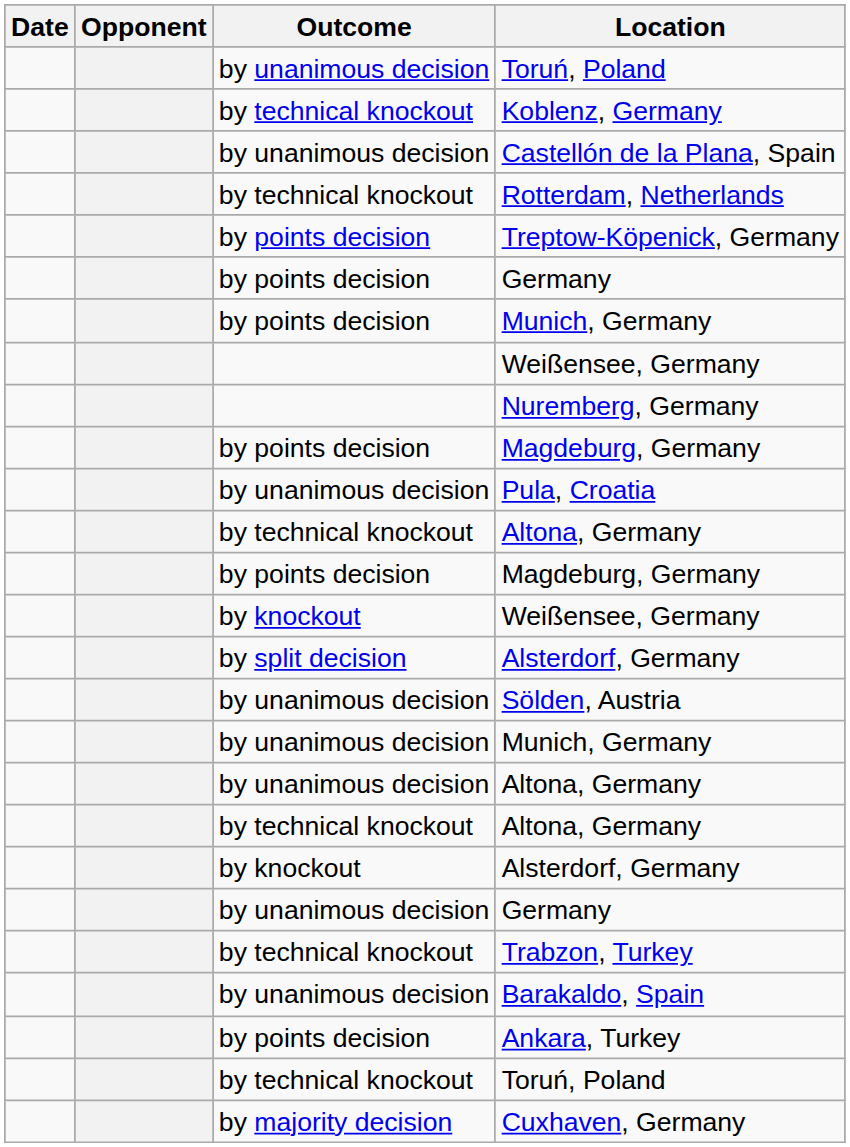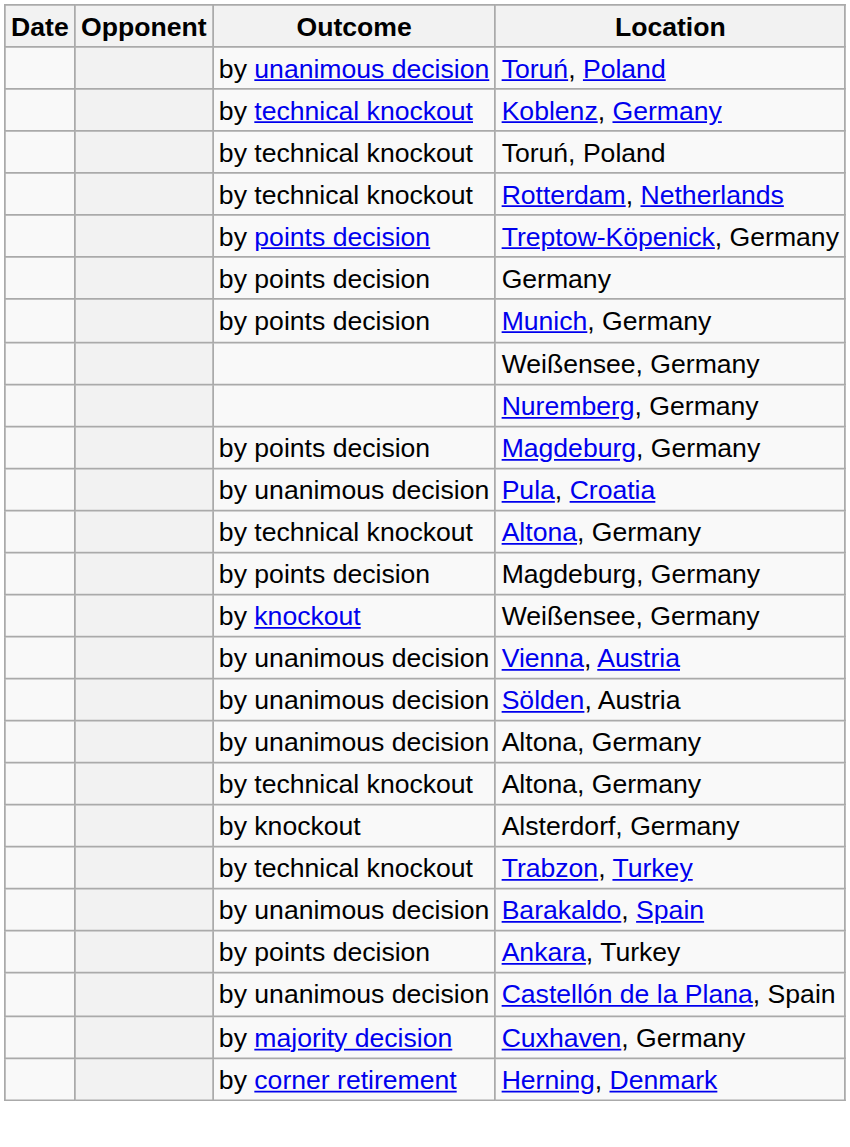rows swapped: (346, 1079) <-> (354, 152)
+ row: (354, 658)
- row: (313, 658)
- row: (354, 742)
- row: (354, 910)
+ row: (338, 1079)
